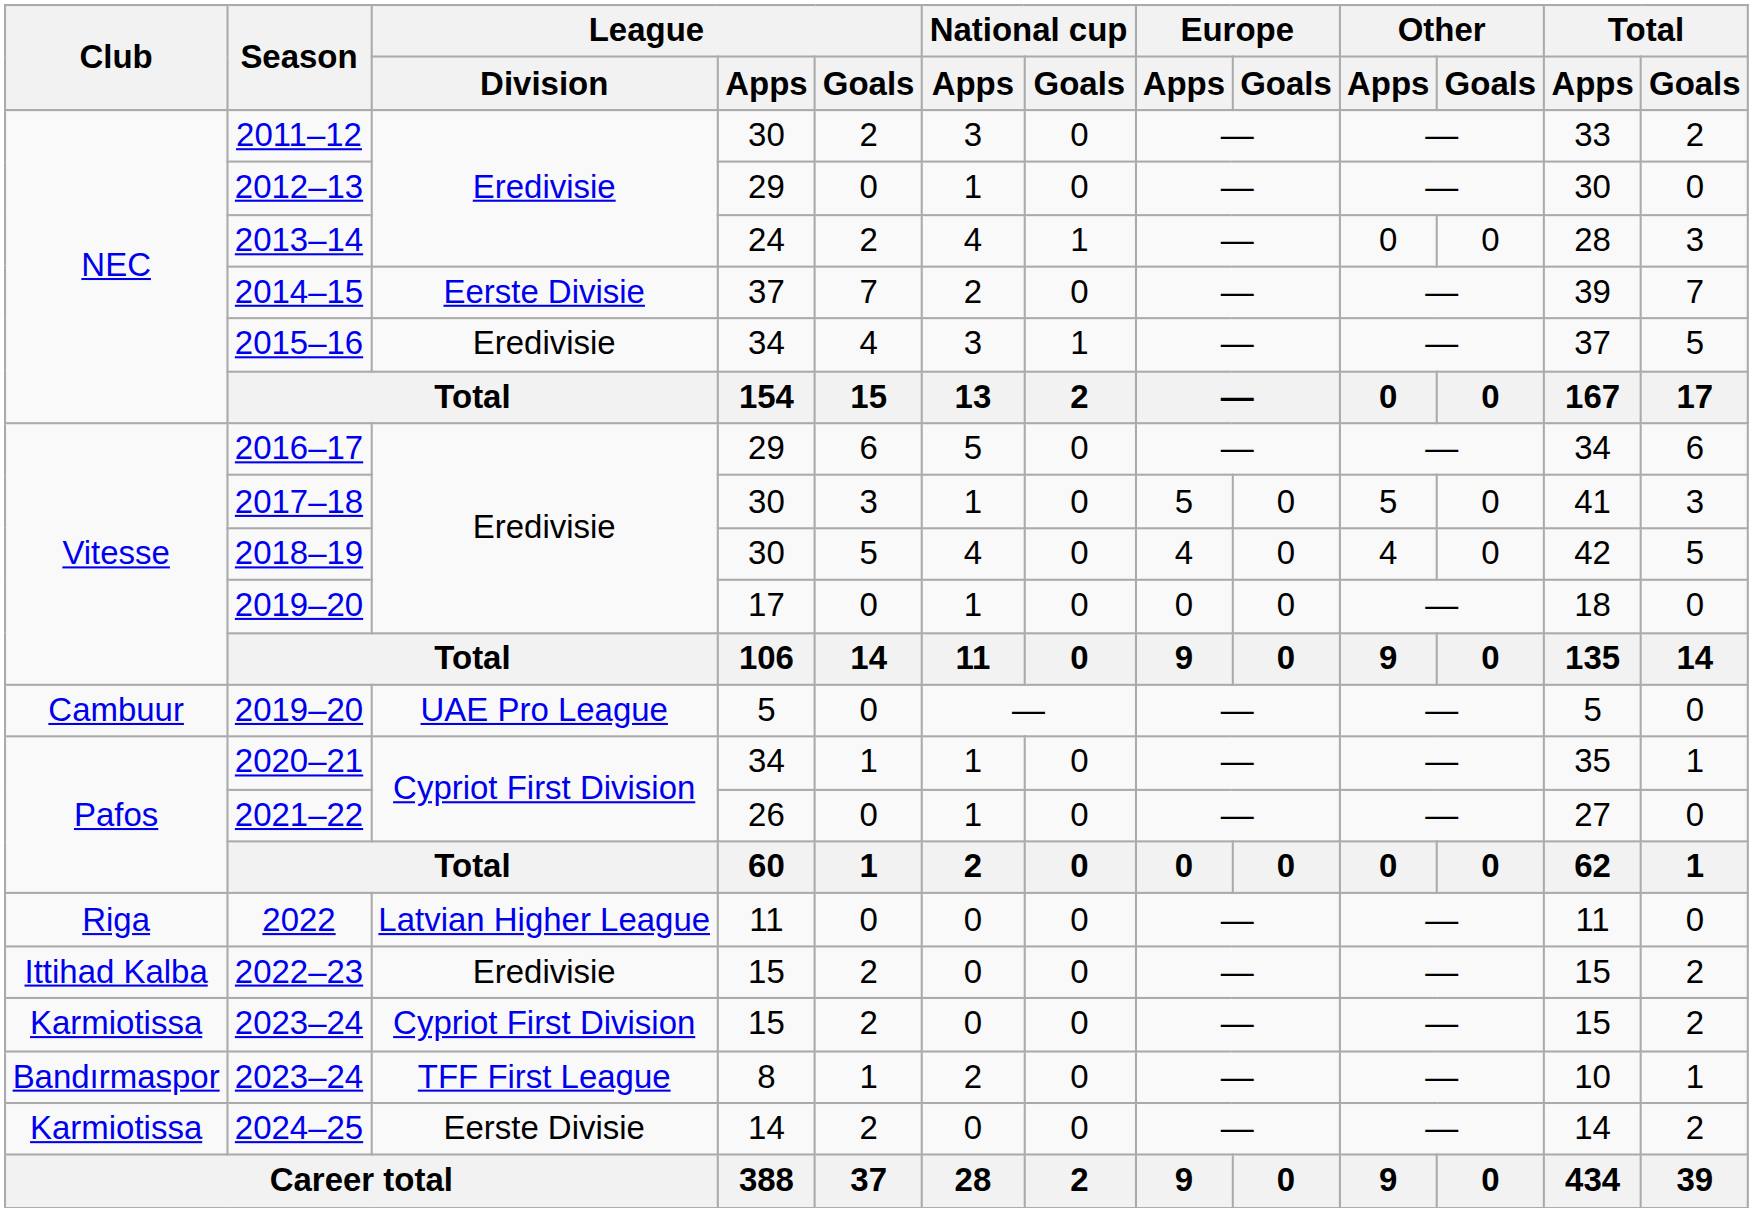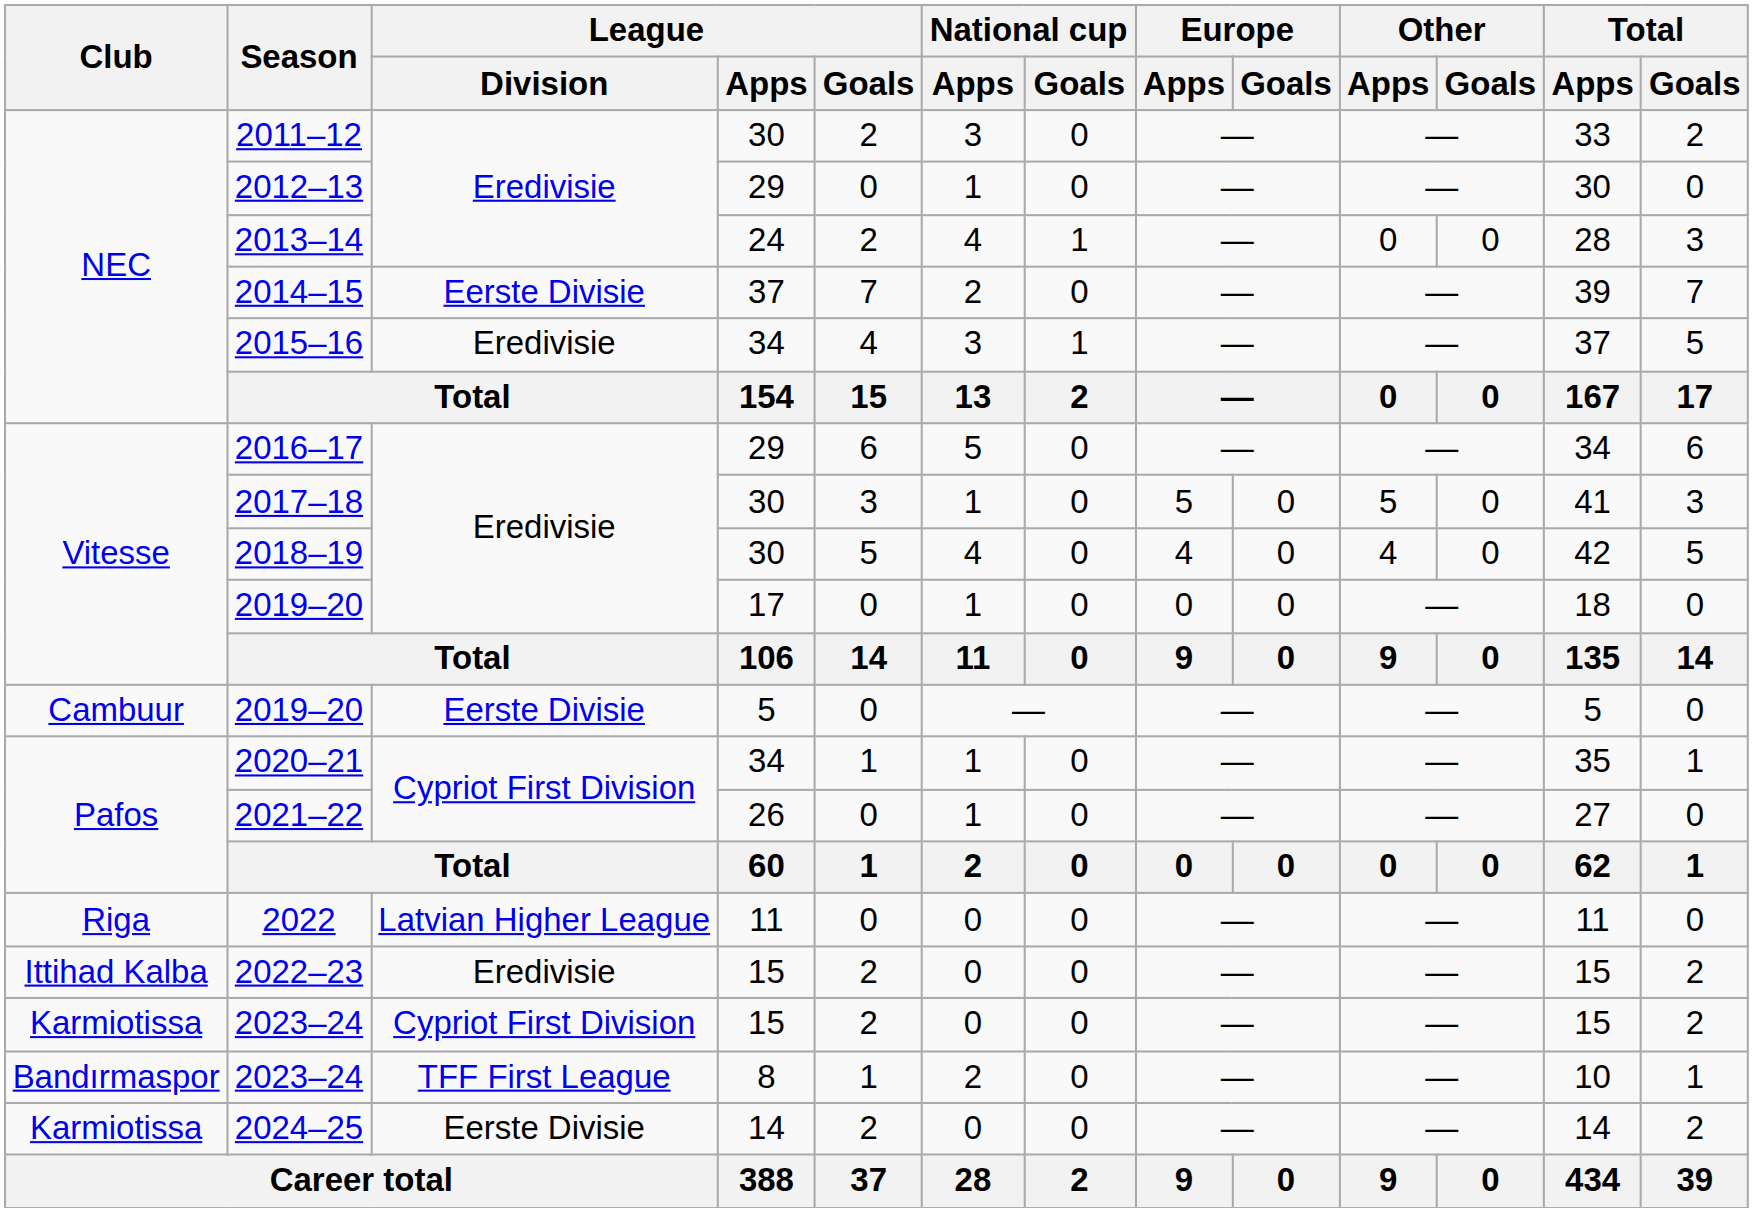(544, 710) UAE Pro League -> (544, 710) Eerste Divisie
